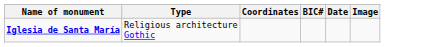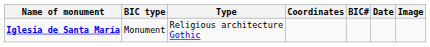+ column: (145, 11)
